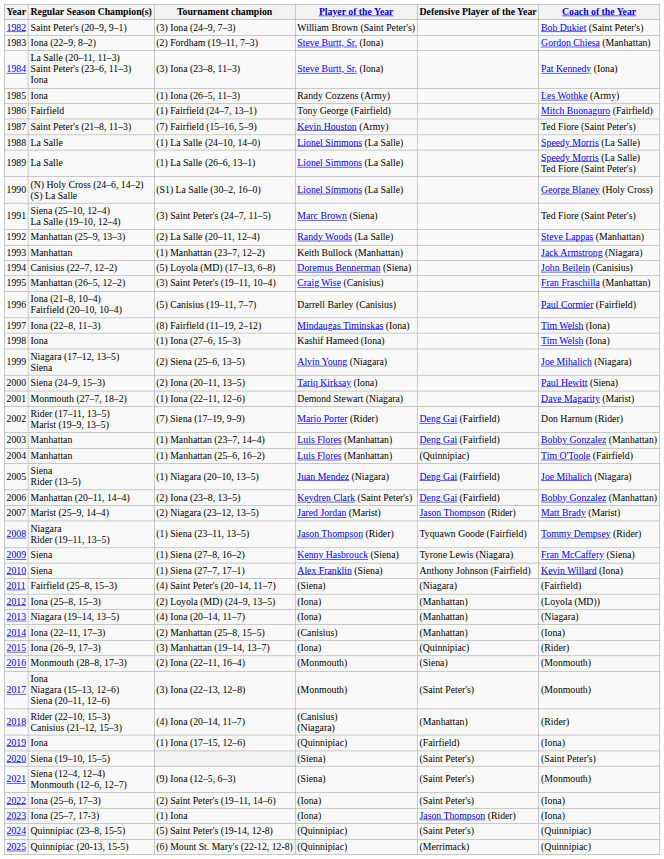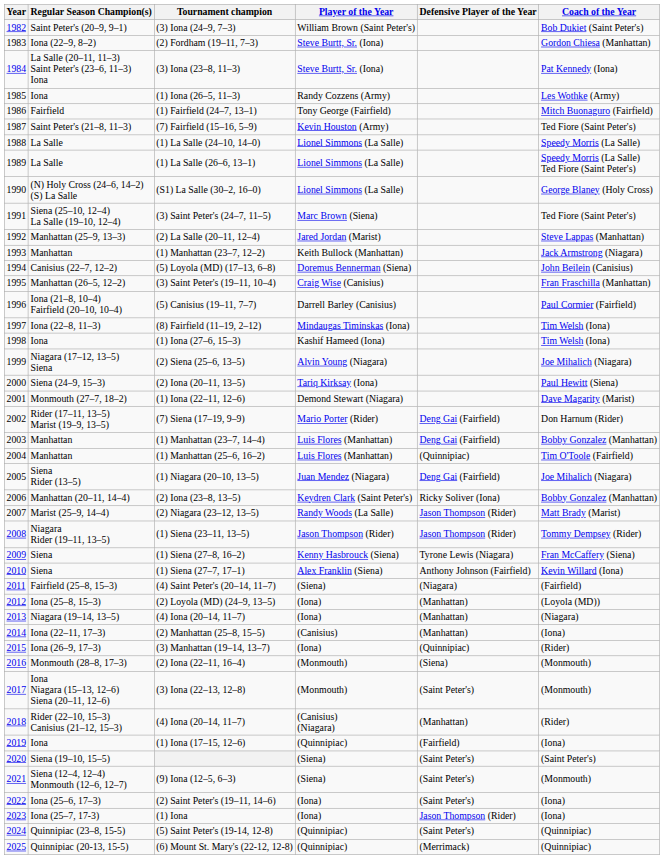(345, 237) Randy Woods (La Salle) -> (339, 237) Jared Jordan (Marist)
(460, 498) Deng Gai (Fairfield) -> (460, 498) Ricky Soliver (Iona)
(339, 513) Jared Jordan (Marist) -> (345, 513) Randy Woods (La Salle)
(473, 534) Tyquawn Goode (Fairfield) -> (468, 534) Jason Thompson (Rider)
